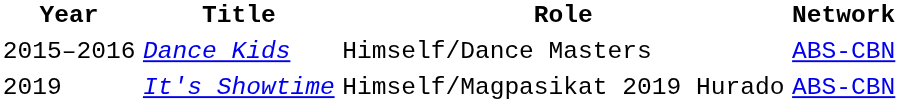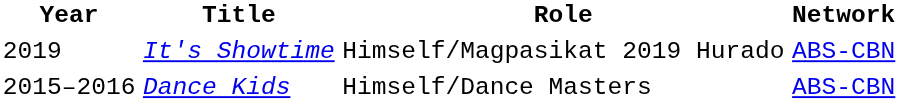rows swapped: (217, 52) <-> (239, 88)
